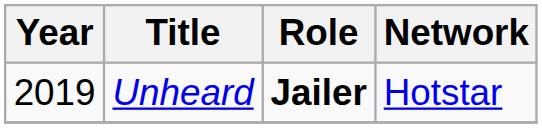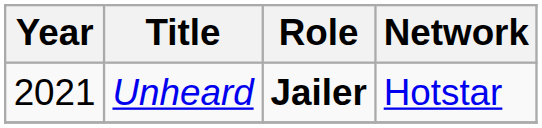(55, 92) 2019 -> (55, 92) 2021
